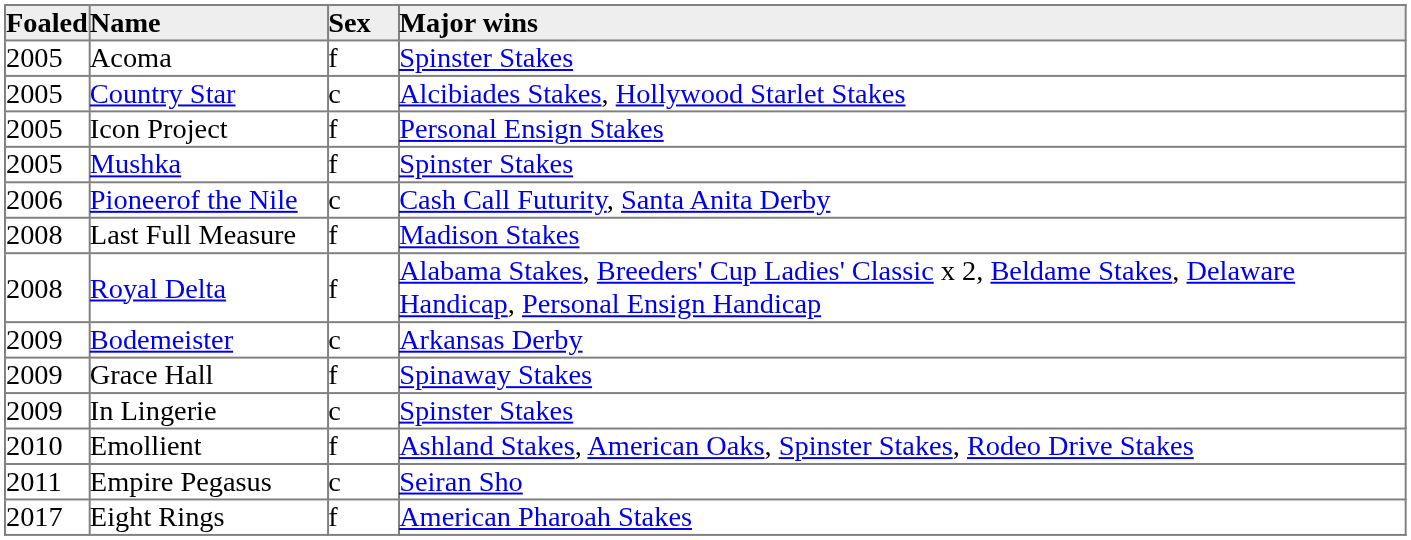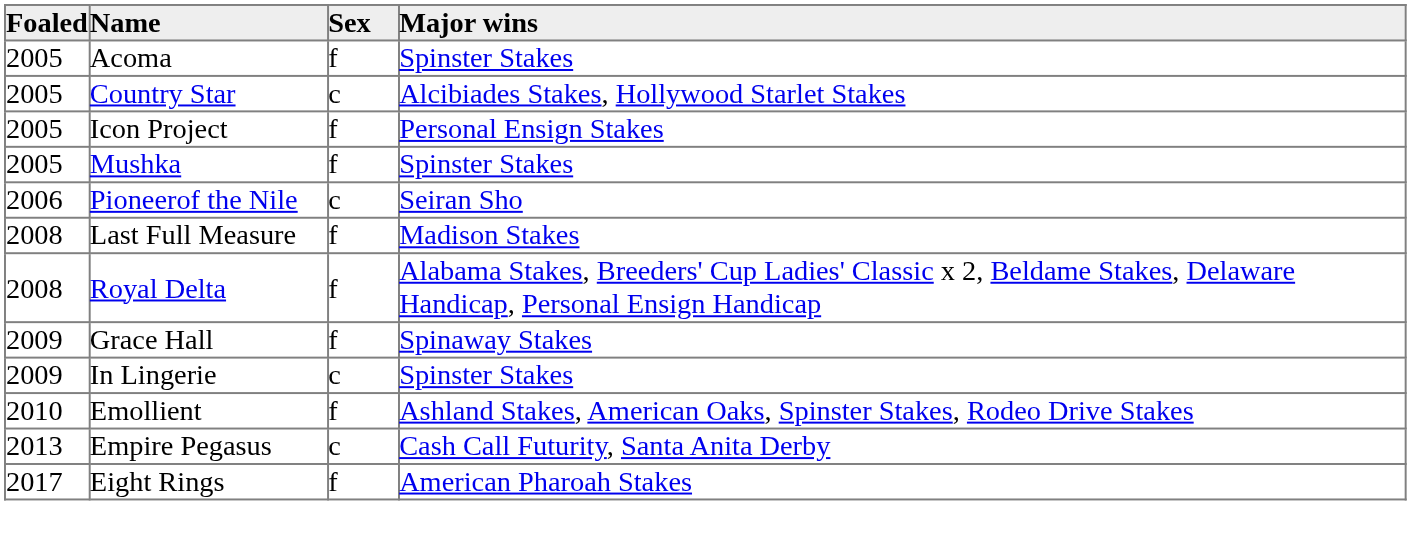(615, 199) Cash Call Futurity, Santa Anita Derby -> (461, 199) Seiran Sho
- row: (161, 339)
(34, 481) 2011 -> (34, 445) 2013
(461, 481) Seiran Sho -> (615, 445) Cash Call Futurity, Santa Anita Derby
